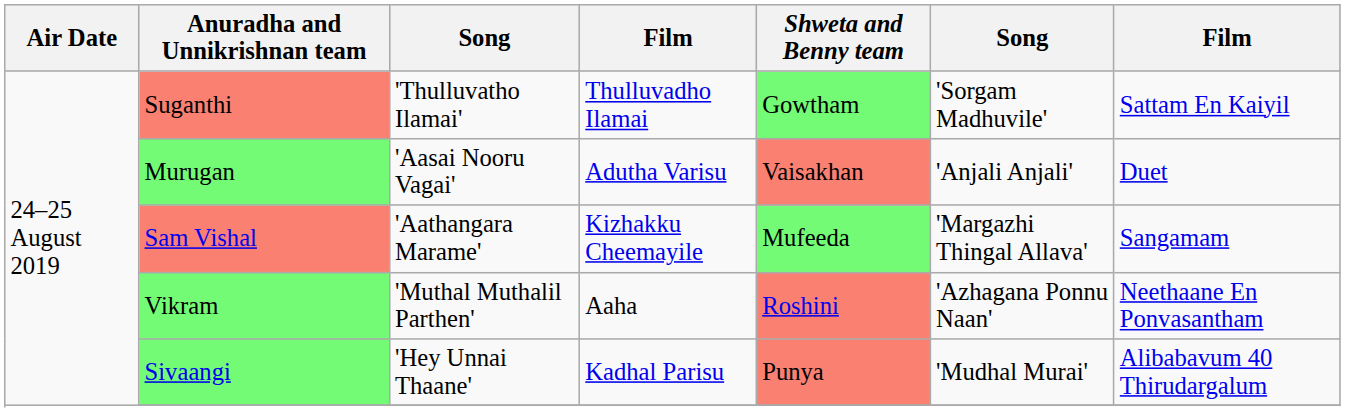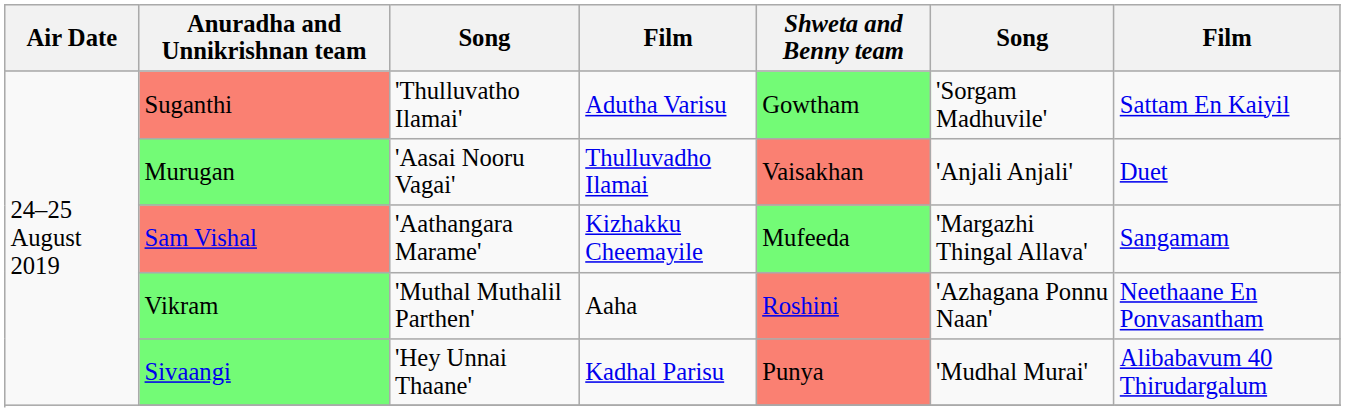(648, 104) Thulluvadho Ilamai -> (656, 104) Adutha Varisu
(656, 171) Adutha Varisu -> (648, 171) Thulluvadho Ilamai
